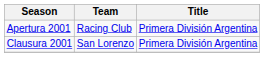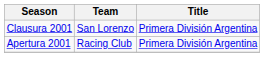rows swapped: (39, 44) <-> (39, 28)
